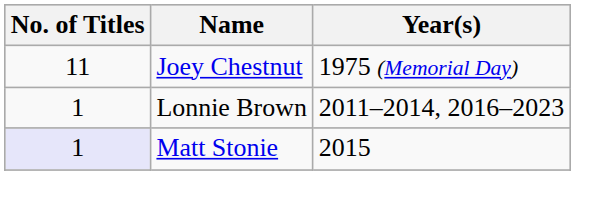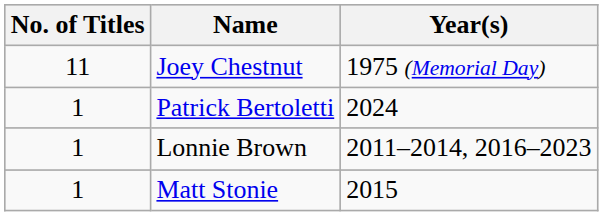+ row: (245, 107)
(78, 148) lavender background -> (78, 189) no background
